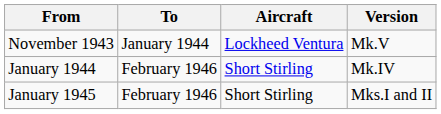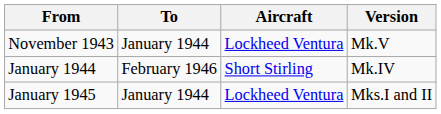(169, 95) February 1946 -> (165, 95) January 1944
(269, 95) Short Stirling -> (284, 95) Lockheed Ventura
